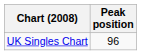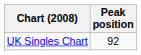(113, 41) 96 -> (113, 41) 92
